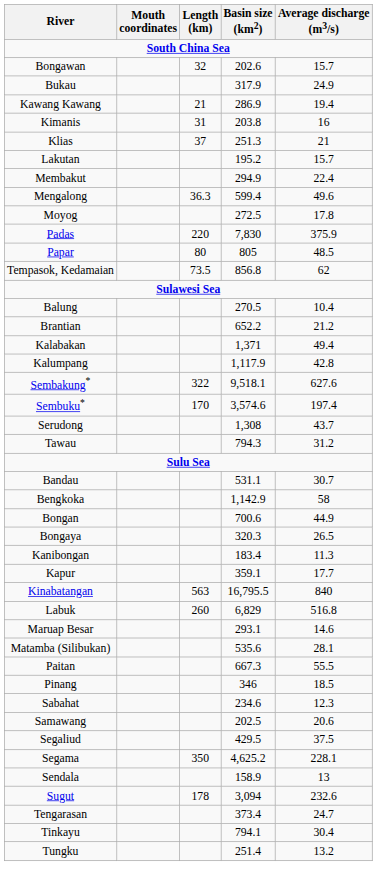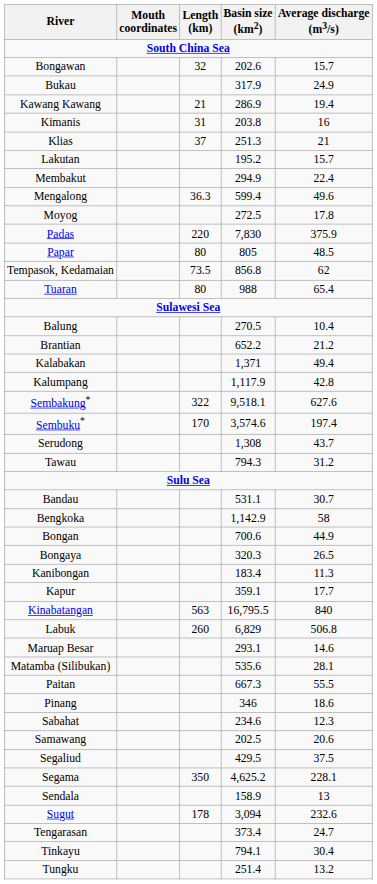+ row: (60, 289)
(324, 610) 516.8 -> (324, 629) 506.8
(324, 684) 18.5 -> (324, 703) 18.6
